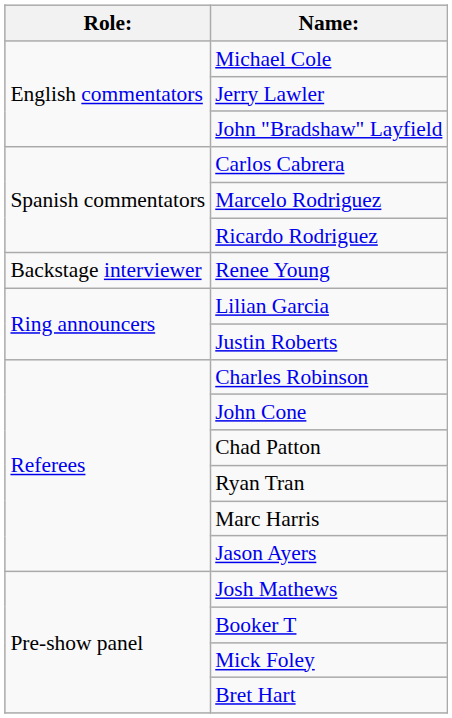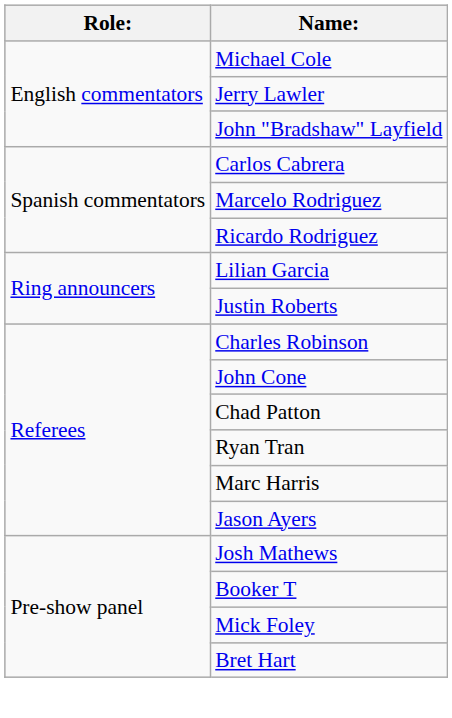- row: (272, 270)
